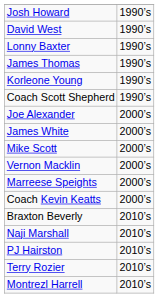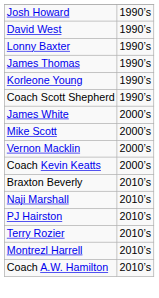- row: (41, 115)
- row: (52, 183)
+ row: (57, 268)
